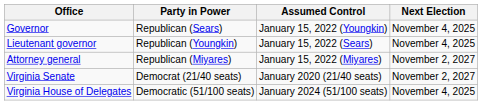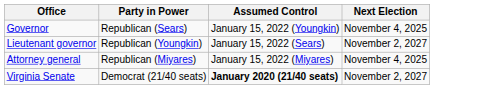(434, 44) November 4, 2025 -> (386, 44) November 2, 2027
(434, 60) November 2, 2027 -> (386, 60) November 4, 2025
(320, 76) normal -> (275, 76) bold
- row: (69, 92)
